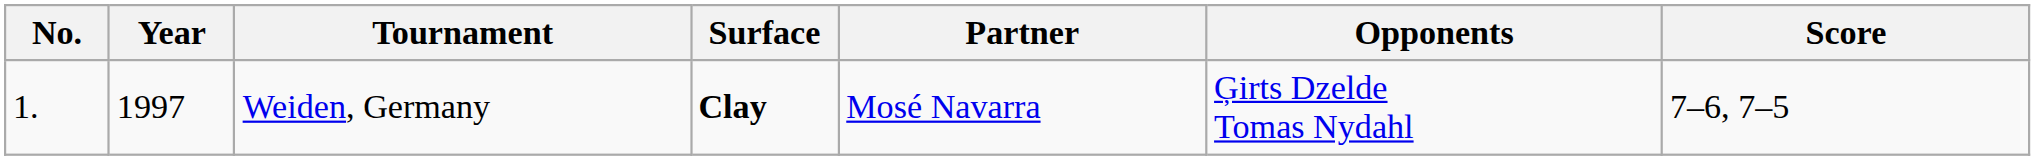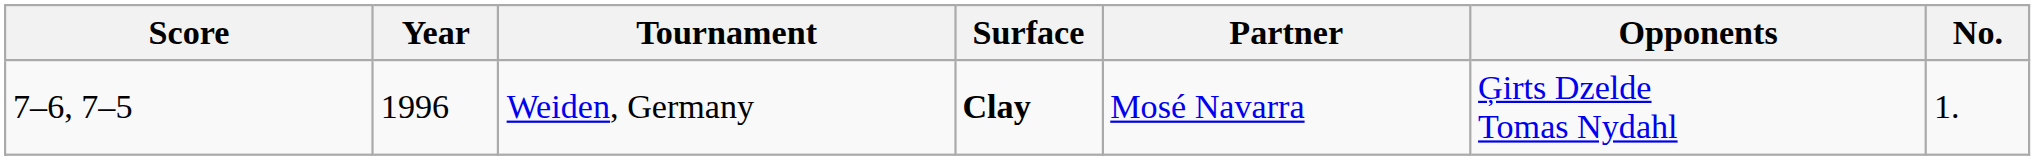columns swapped: (57, 31) <-> (1846, 31)
(151, 106) 1997 -> (415, 106) 1996
